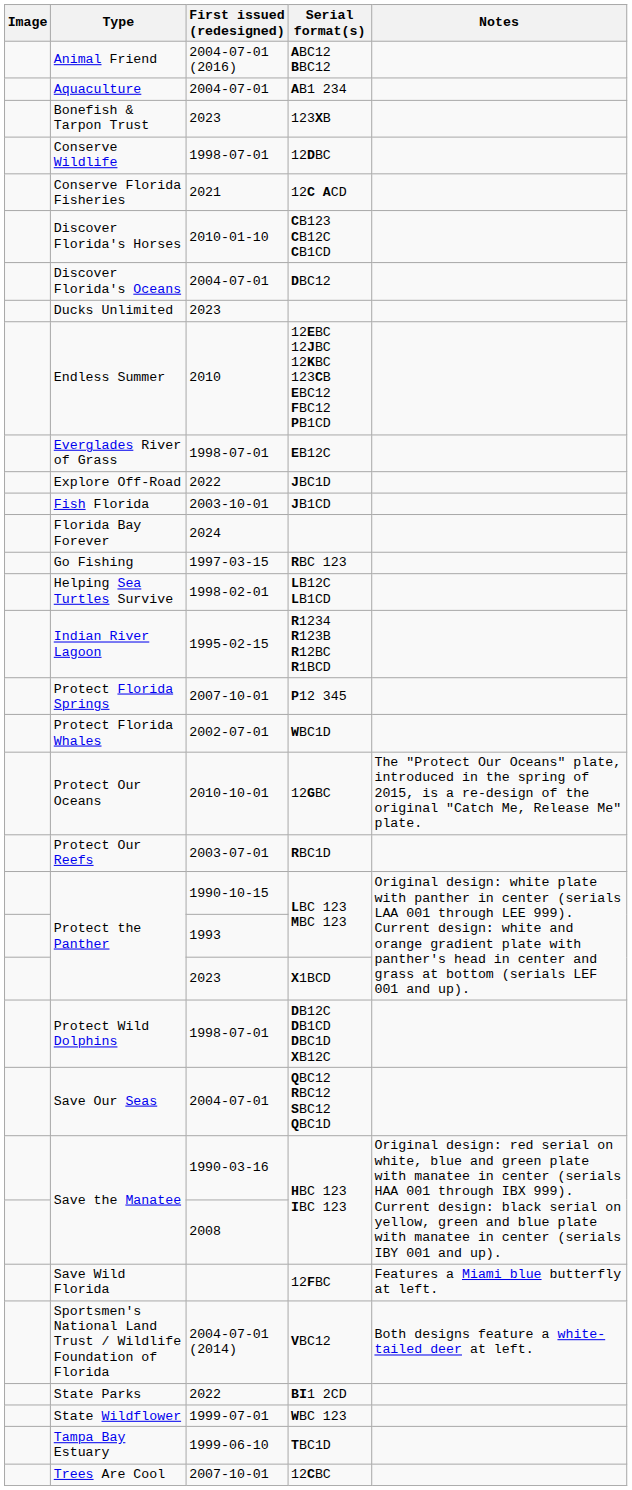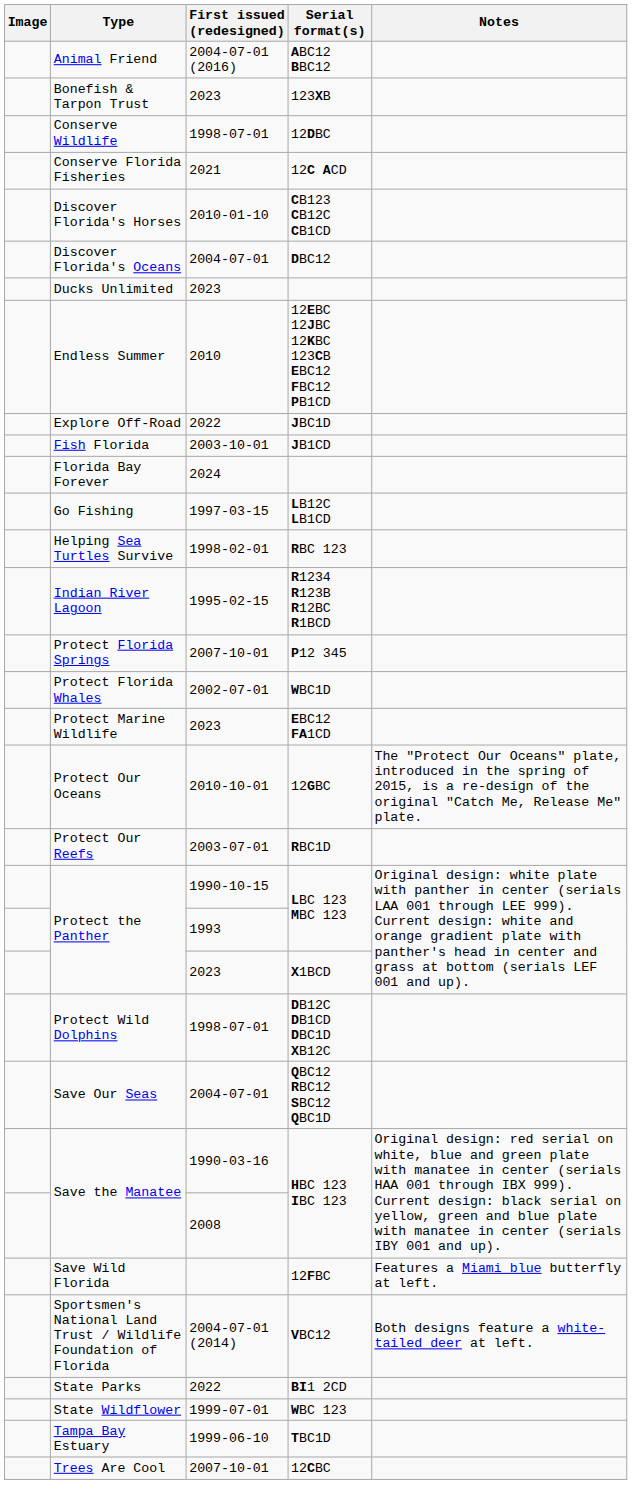- row: (98, 89)
- row: (117, 453)
(319, 563) RBC 123 -> (311, 512) LB12C LB1CD
(311, 592) LB12C LB1CD -> (319, 549) RBC 123
+ row: (109, 727)
